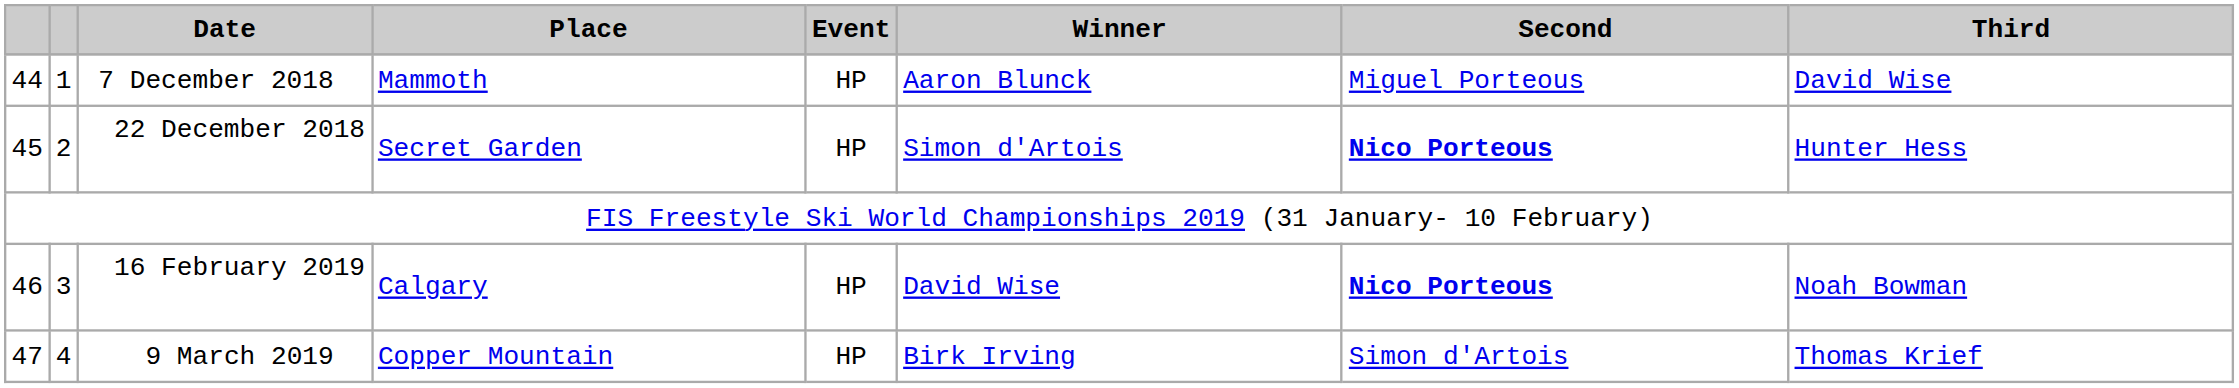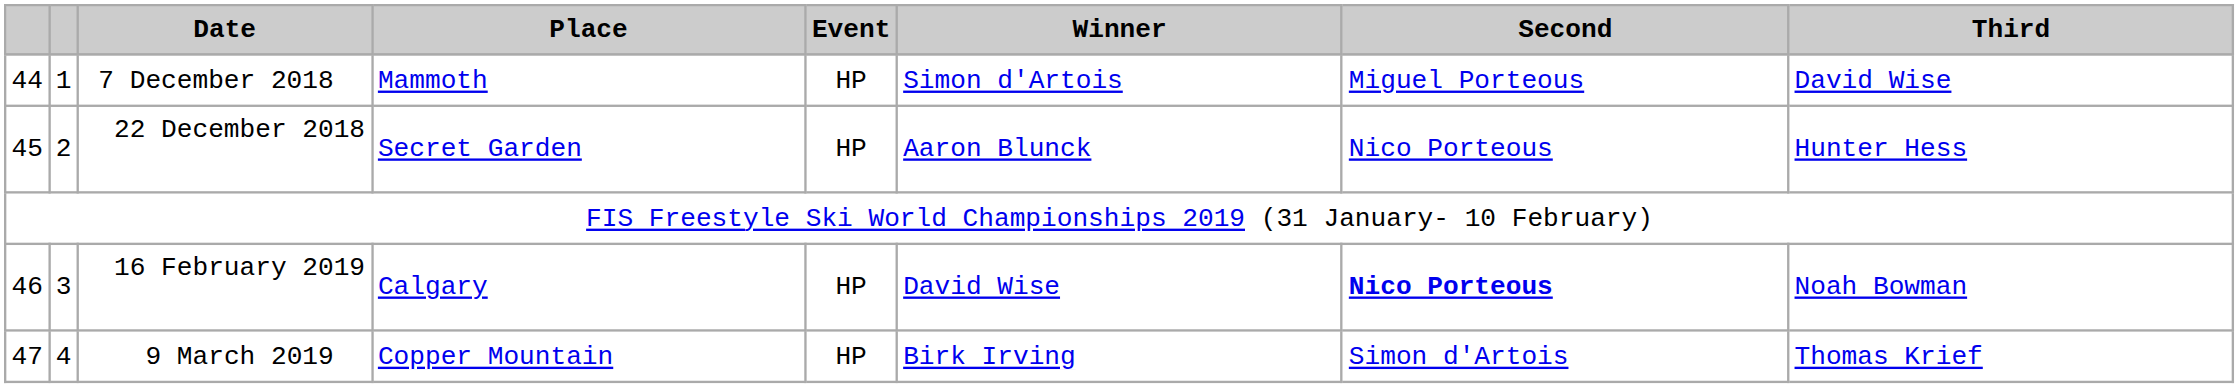(997, 81) Aaron Blunck -> (1013, 81) Simon d'Artois
(1013, 150) Simon d'Artois -> (997, 150) Aaron Blunck
(1451, 150) bold -> (1451, 150) normal
